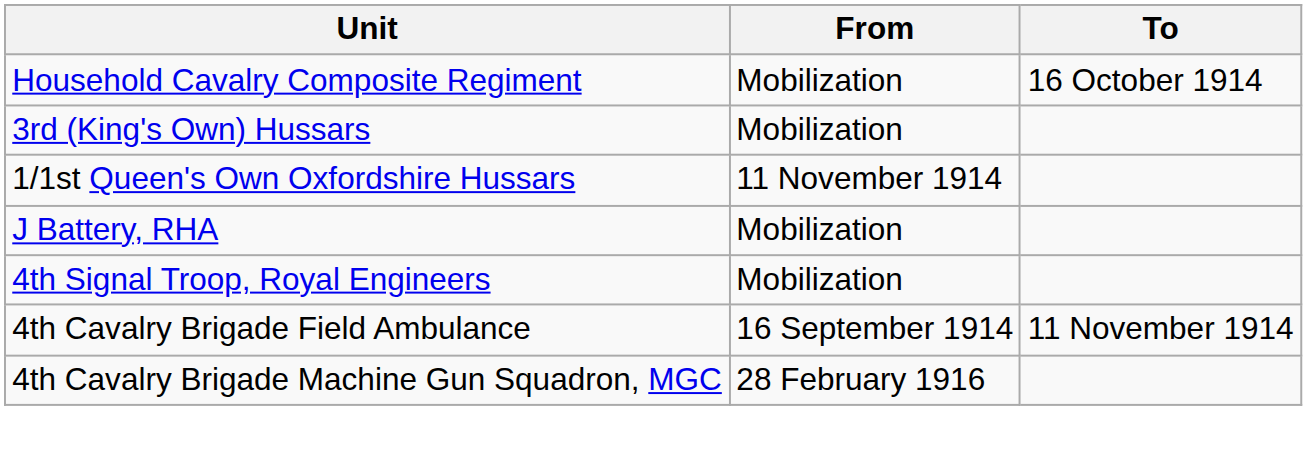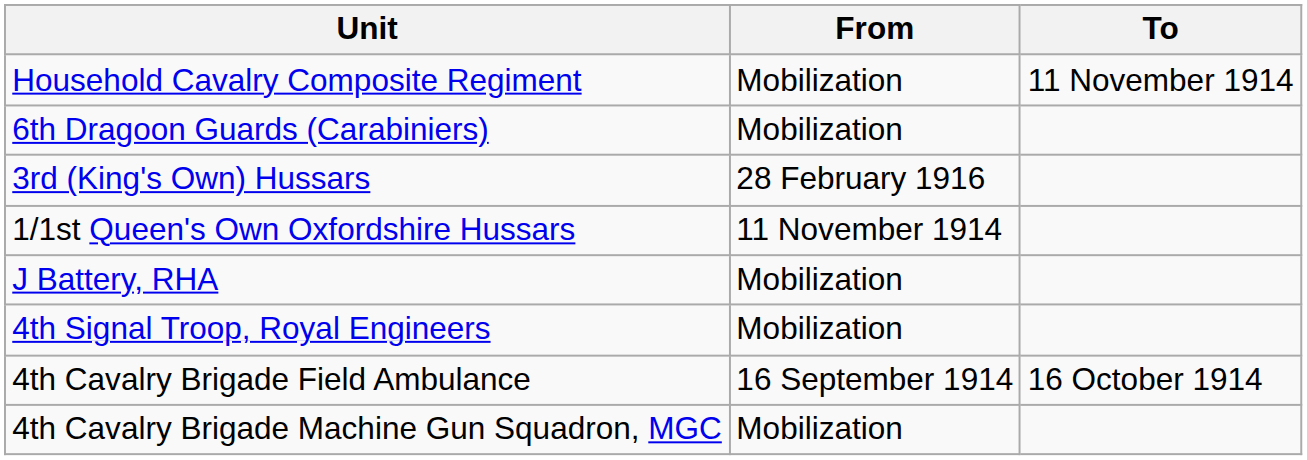(1145, 79) 16 October 1914 -> (1161, 79) 11 November 1914
+ row: (251, 129)
(820, 129) Mobilization -> (861, 179) 28 February 1916
(1161, 329) 11 November 1914 -> (1145, 379) 16 October 1914
(861, 379) 28 February 1916 -> (820, 429) Mobilization
